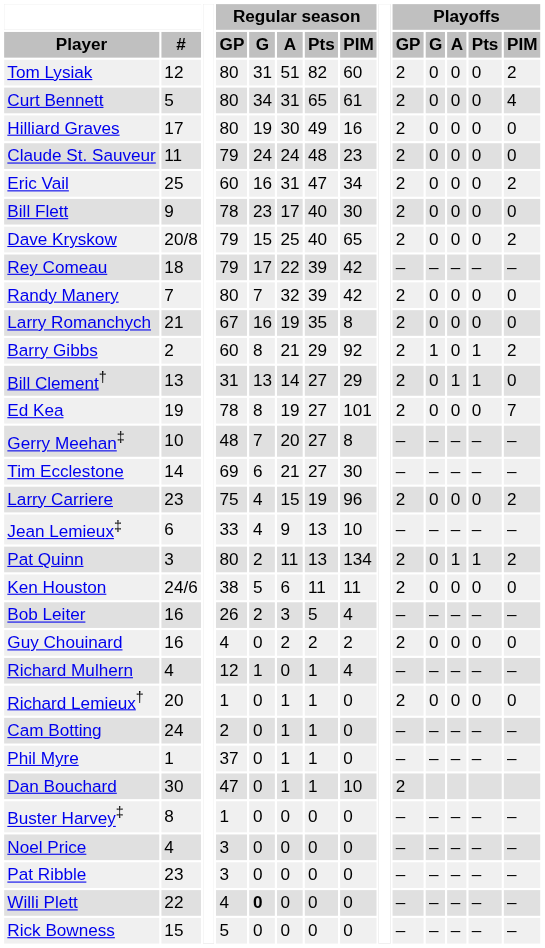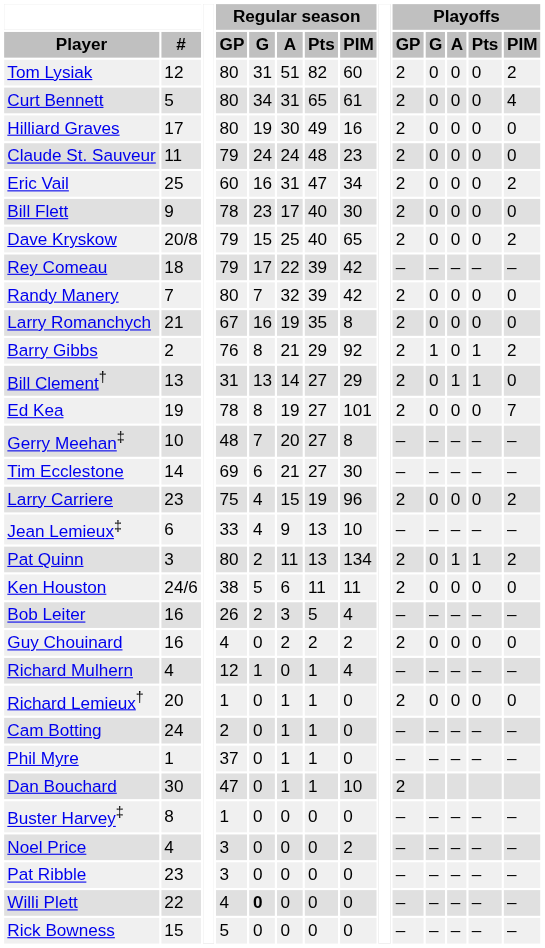(229, 350) 60 -> (229, 350) 76
(348, 846) 0 -> (348, 846) 2
